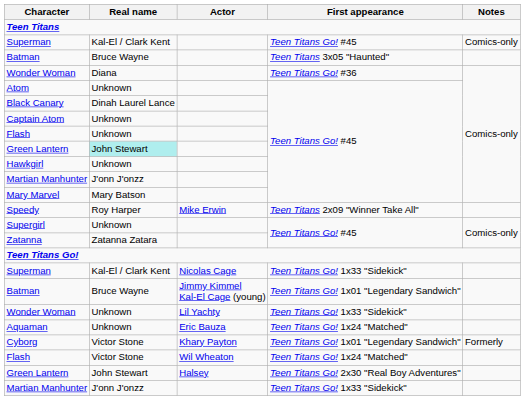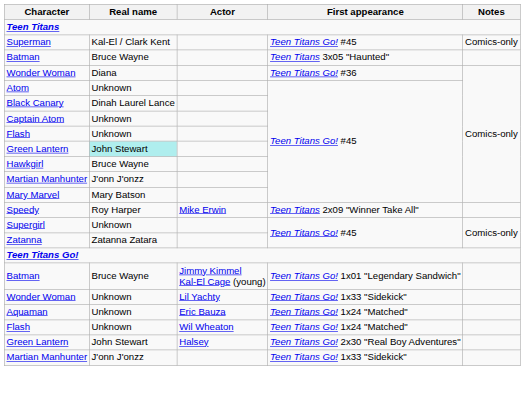(112, 164) Unknown -> (120, 164) Bruce Wayne
- row: (29, 270)
- row: (22, 342)
(118, 357) Victor Stone -> (112, 327) Unknown
